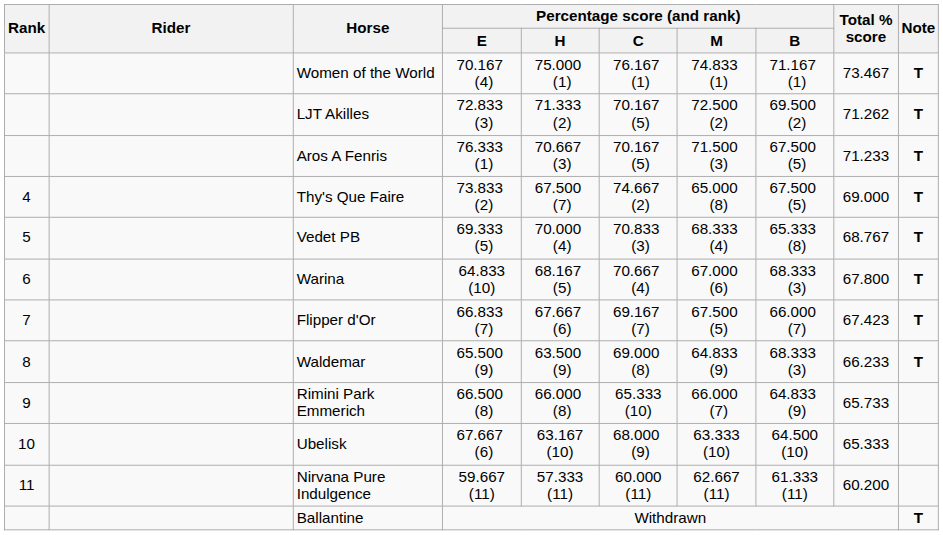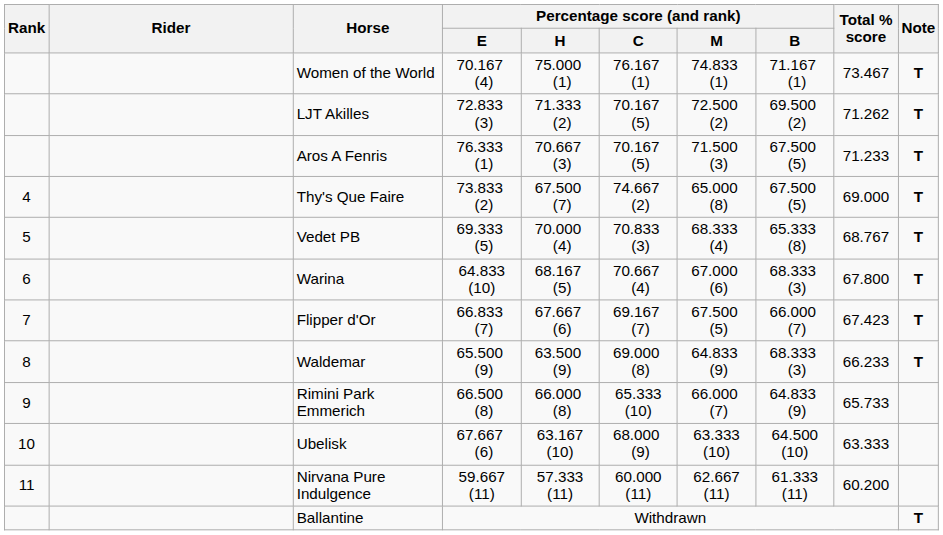(866, 444) 65.333 -> (866, 444) 63.333
